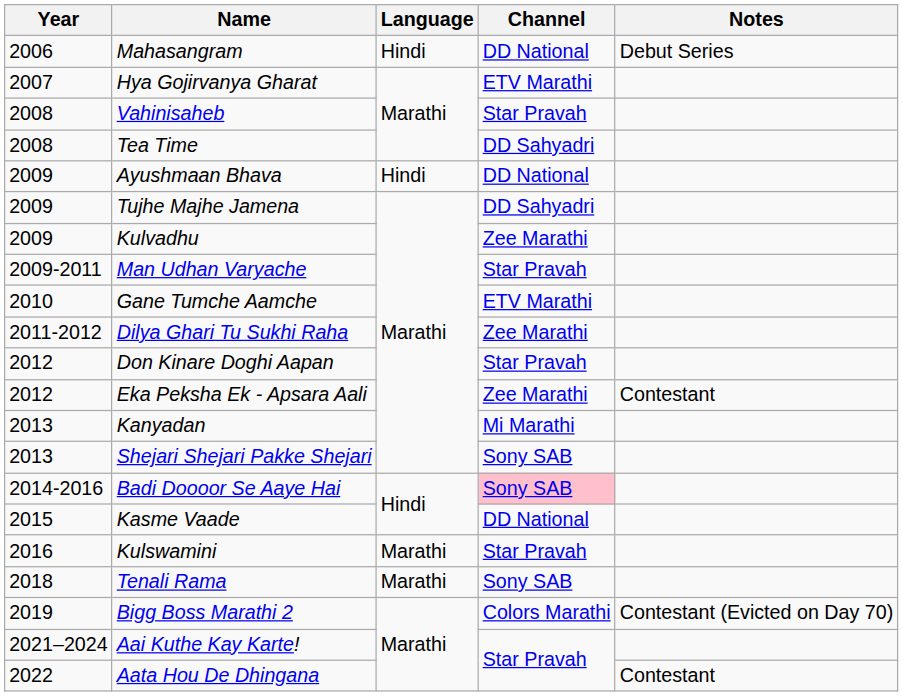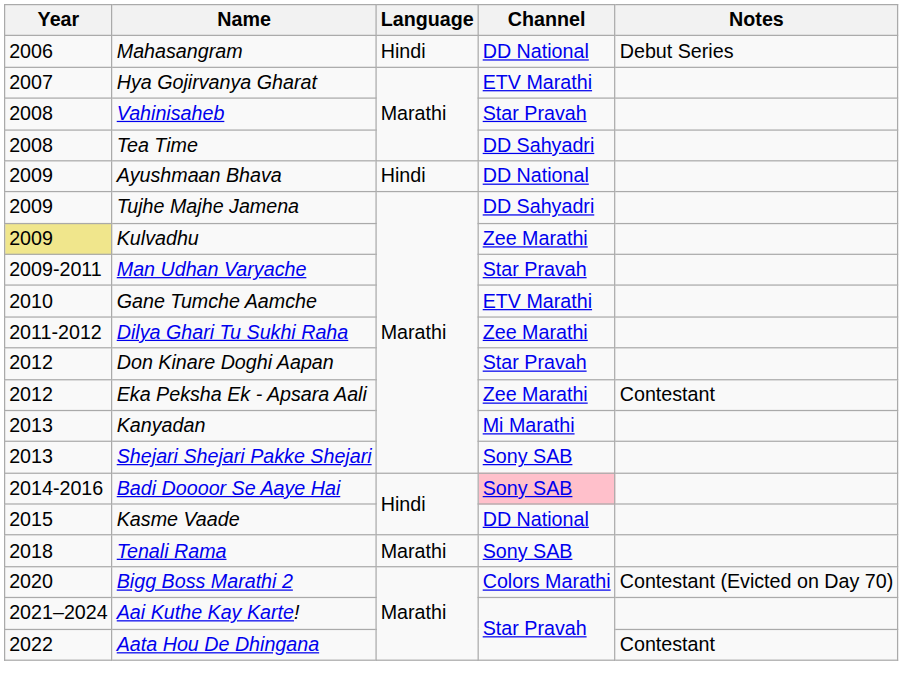(31, 238) no background -> (31, 238) khaki background
- row: (167, 550)
(31, 613) 2019 -> (31, 581) 2020
